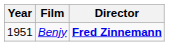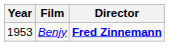(20, 31) 1951 -> (20, 31) 1953
